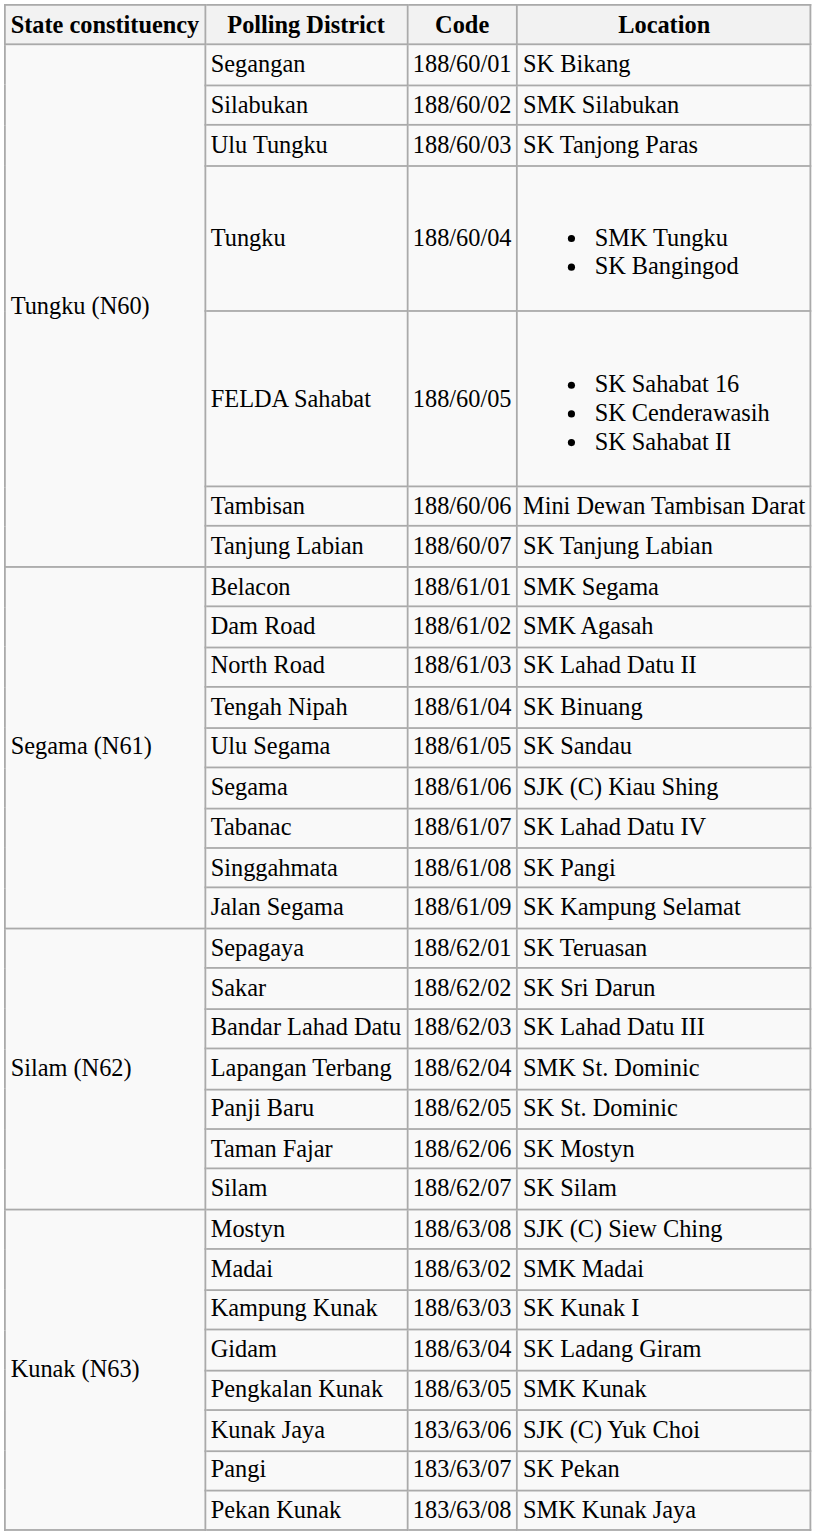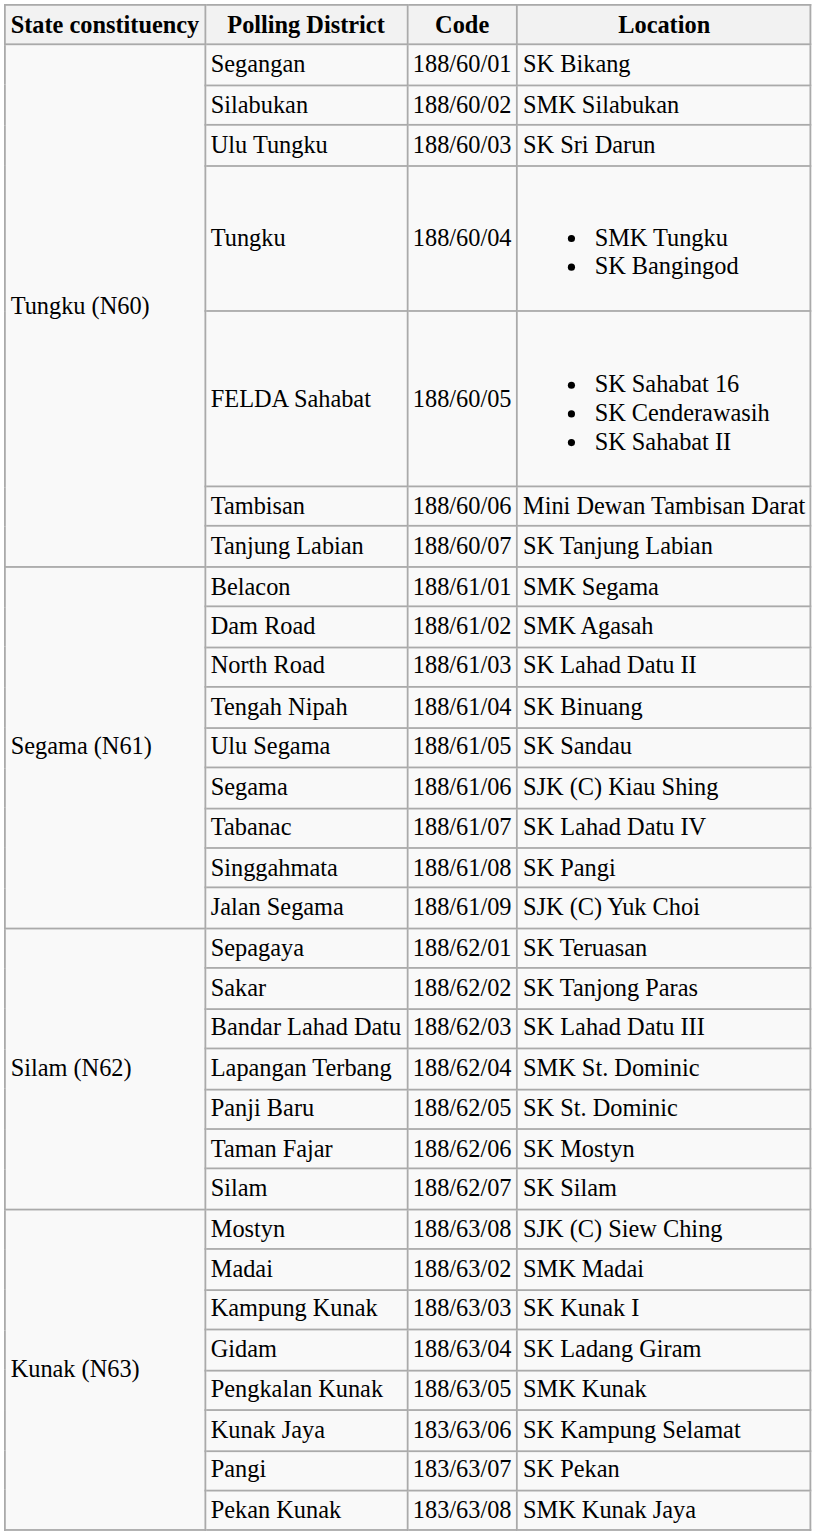(611, 144) SK Tanjong Paras -> (589, 144) SK Sri Darun
(632, 907) SK Kampung Selamat -> (611, 907) SJK (C) Yuk Choi
(589, 987) SK Sri Darun -> (611, 987) SK Tanjong Paras
(611, 1429) SJK (C) Yuk Choi -> (632, 1429) SK Kampung Selamat
